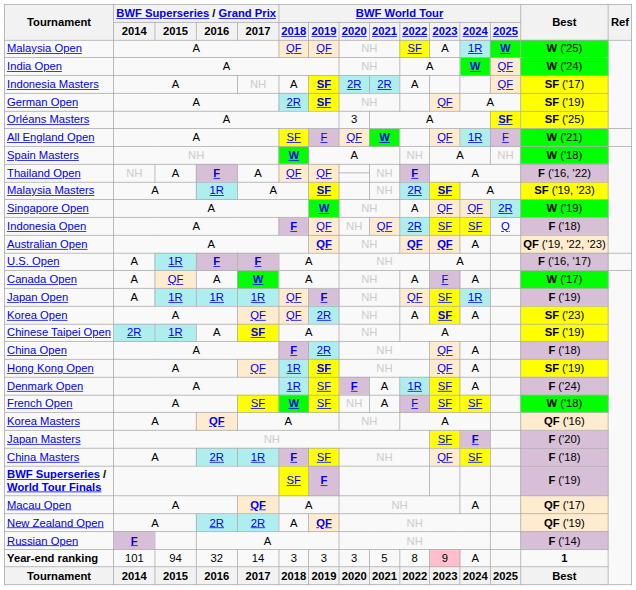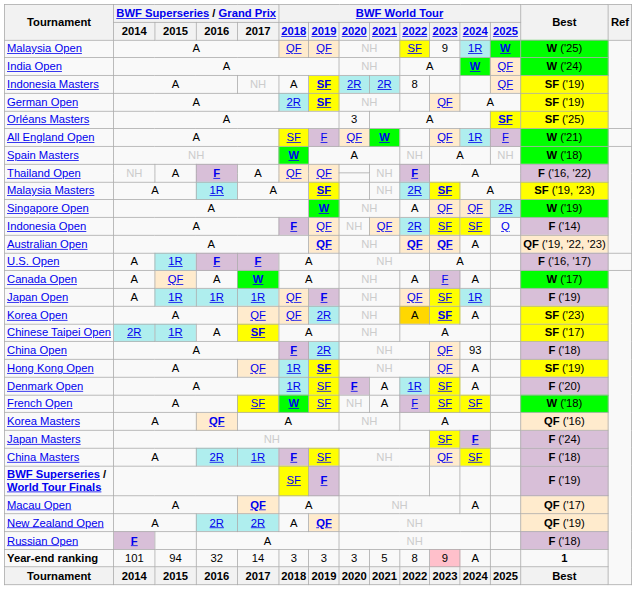(445, 49) A -> (445, 49) 9
(415, 85) A -> (415, 85) 8
(564, 85) SF ('17) -> (564, 85) SF ('19)
(564, 227) F ('18) -> (564, 227) F ('14)
(415, 315) no background -> (415, 315) gold background
(564, 333) SF ('19) -> (564, 333) SF ('17)
(475, 351) A -> (475, 351) 93
(564, 386) F ('24) -> (564, 386) F ('20)
(564, 440) F ('20) -> (564, 440) F ('24)
(564, 541) F ('14) -> (564, 541) F ('18)
